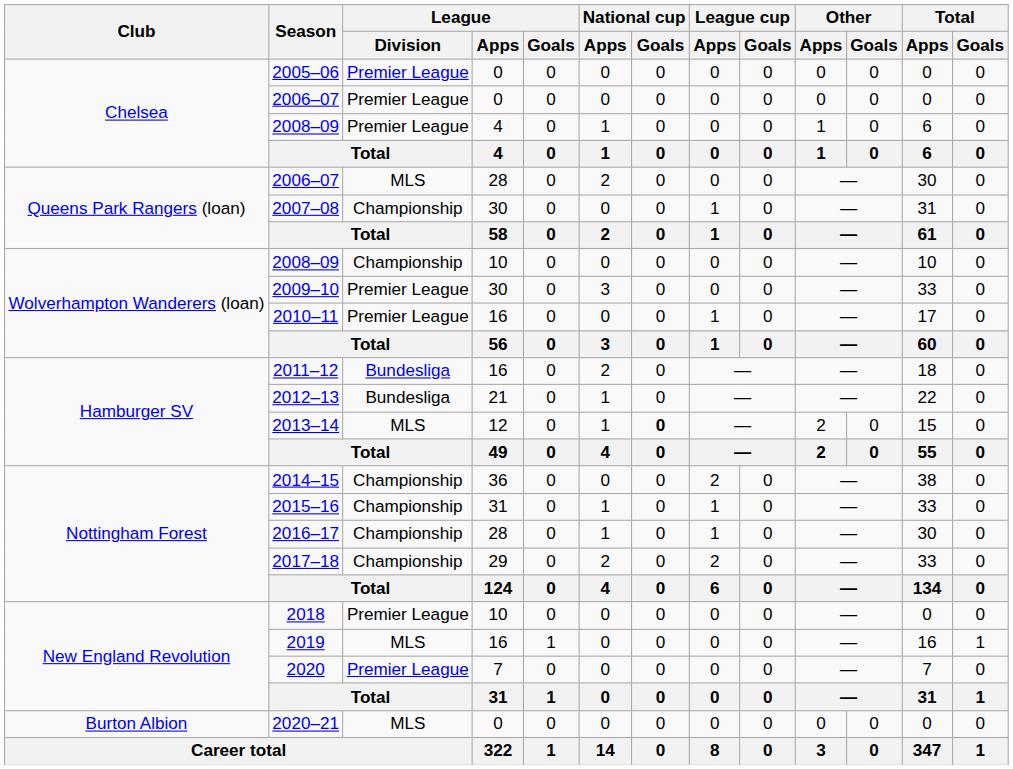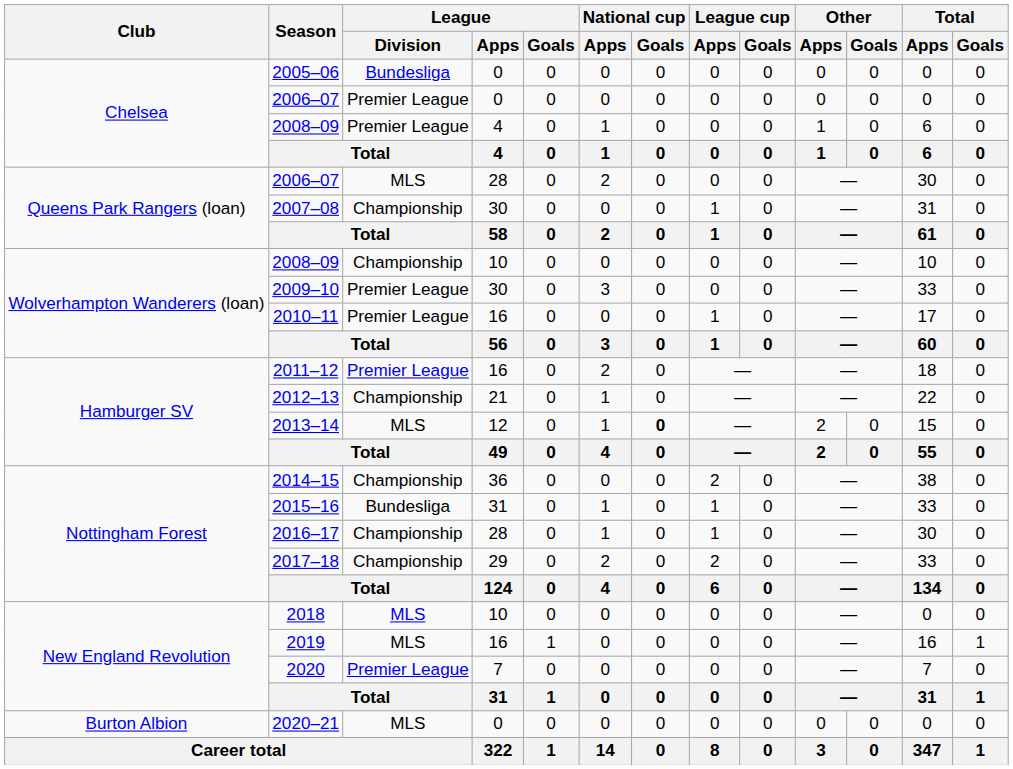(408, 72) Premier League -> (408, 72) Bundesliga
(408, 371) Bundesliga -> (408, 371) Premier League
(408, 398) Bundesliga -> (408, 398) Championship
(408, 506) Championship -> (408, 506) Bundesliga
(408, 615) Premier League -> (408, 615) MLS
